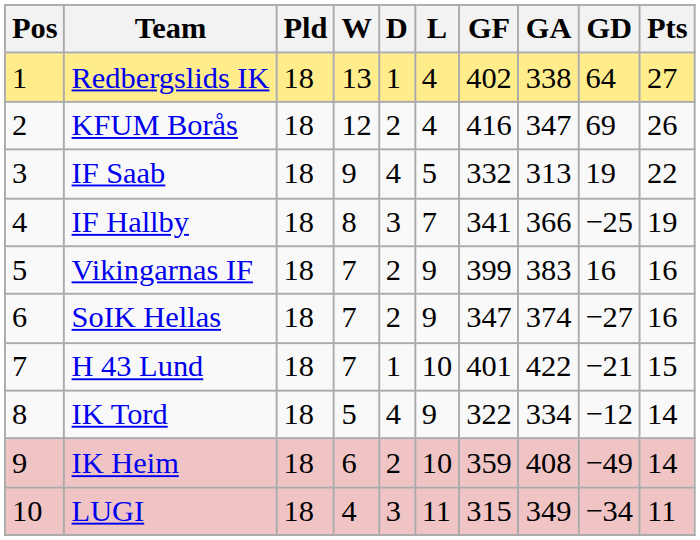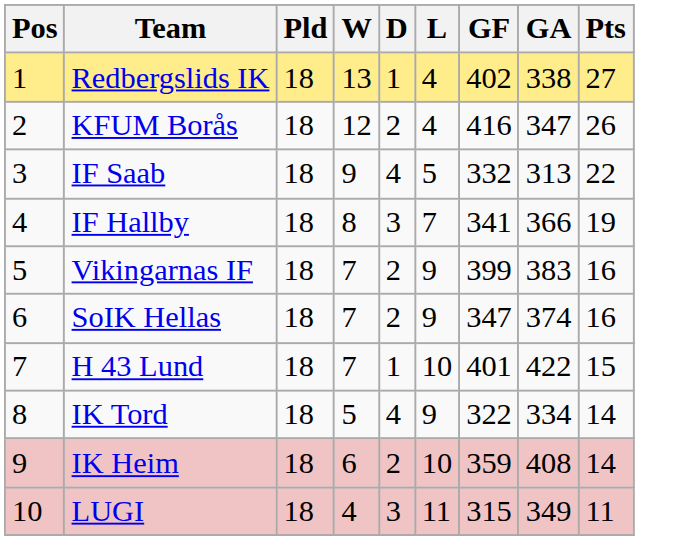- column: (609, 28)
